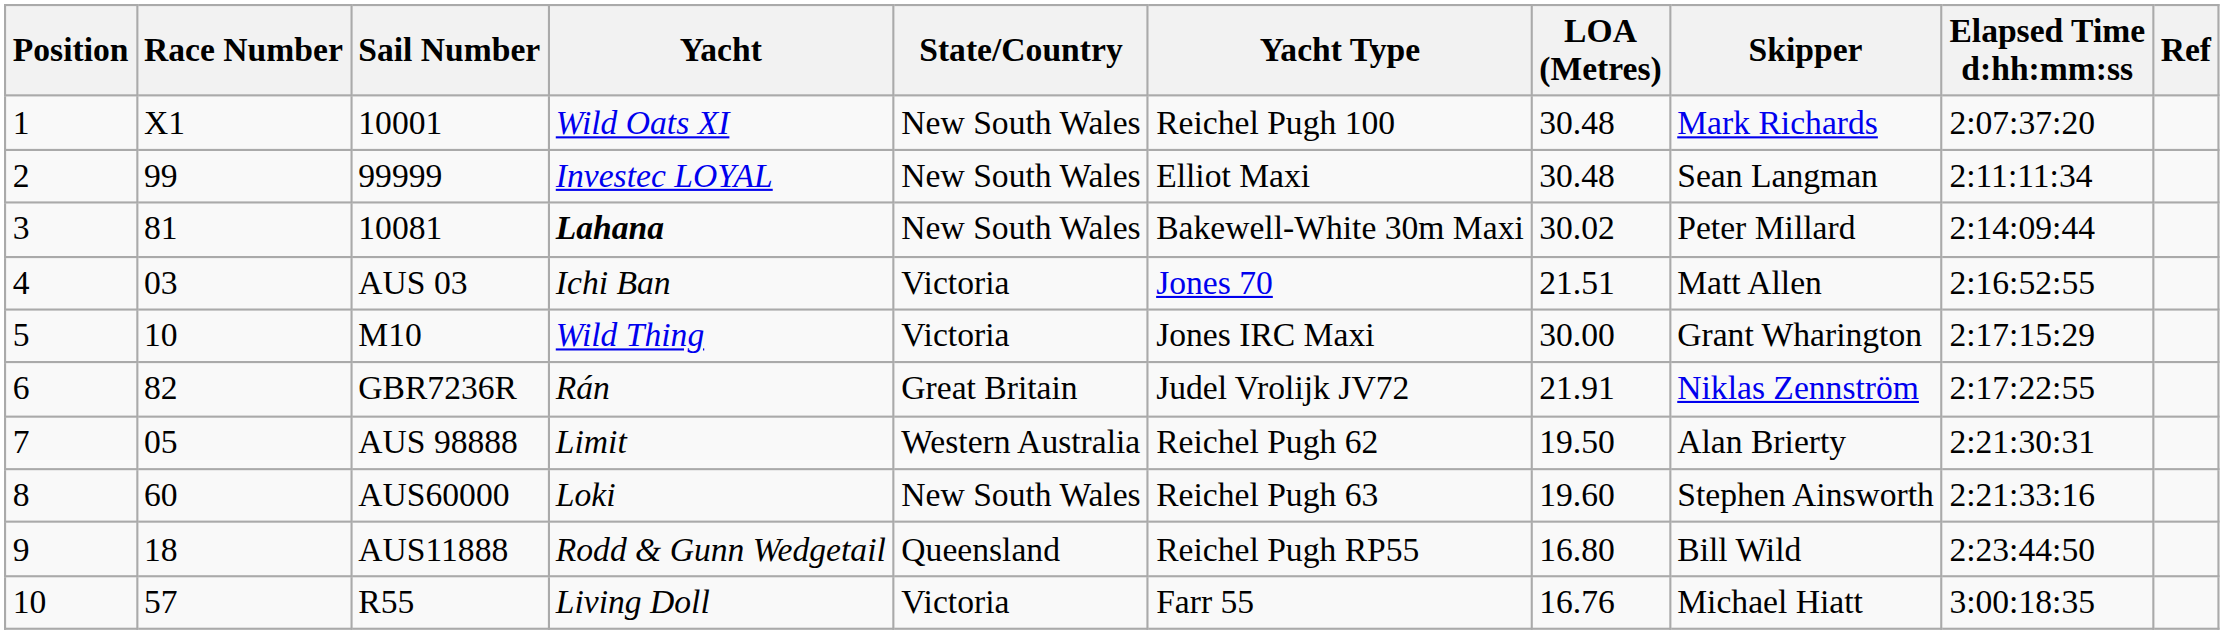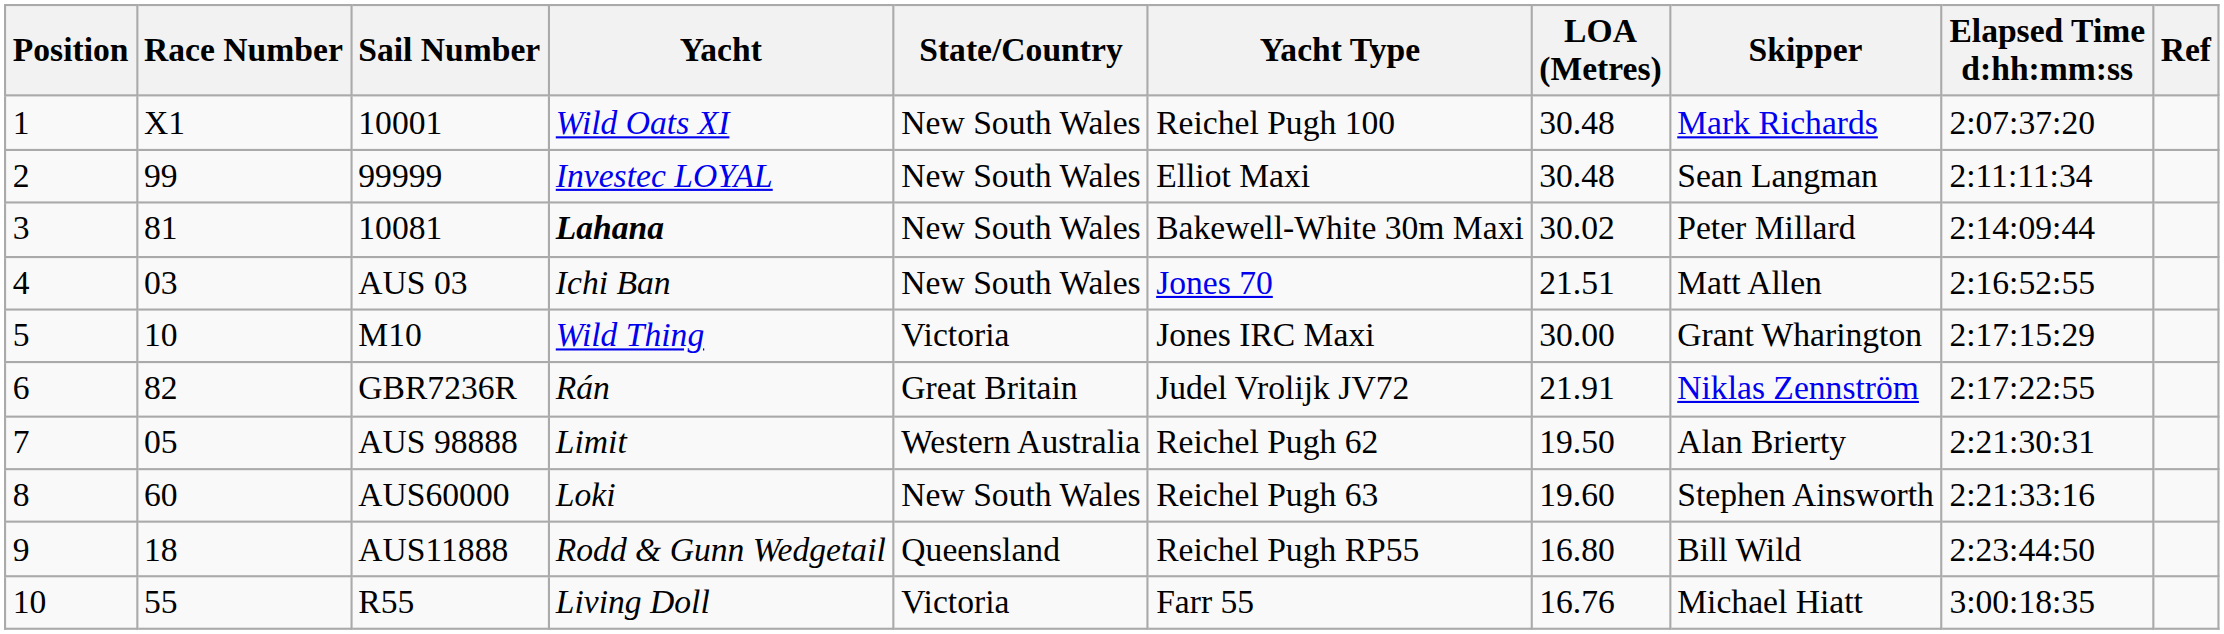(955, 282) Victoria -> (1021, 282) New South Wales
(161, 601) 57 -> (161, 601) 55
